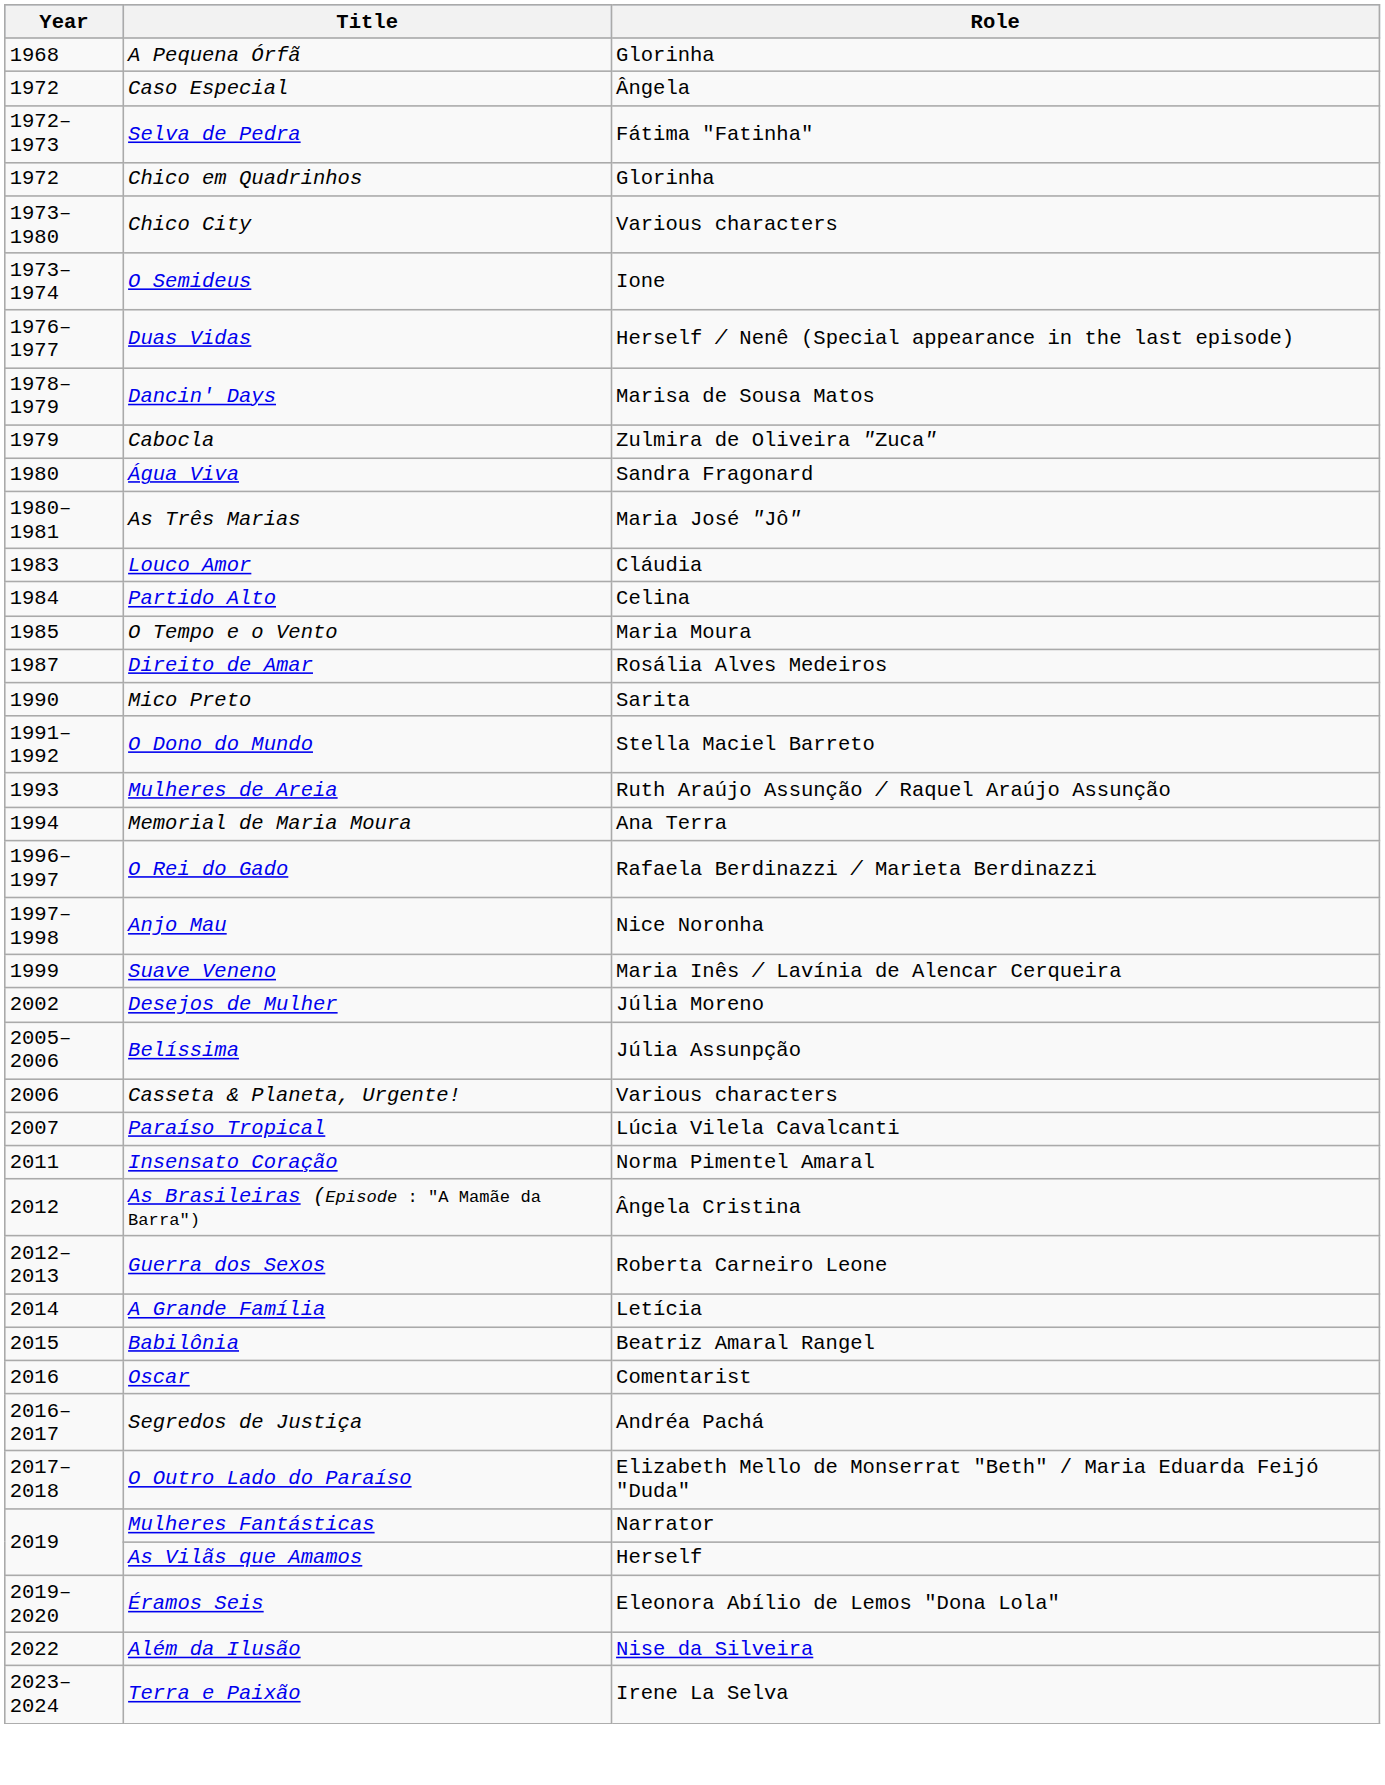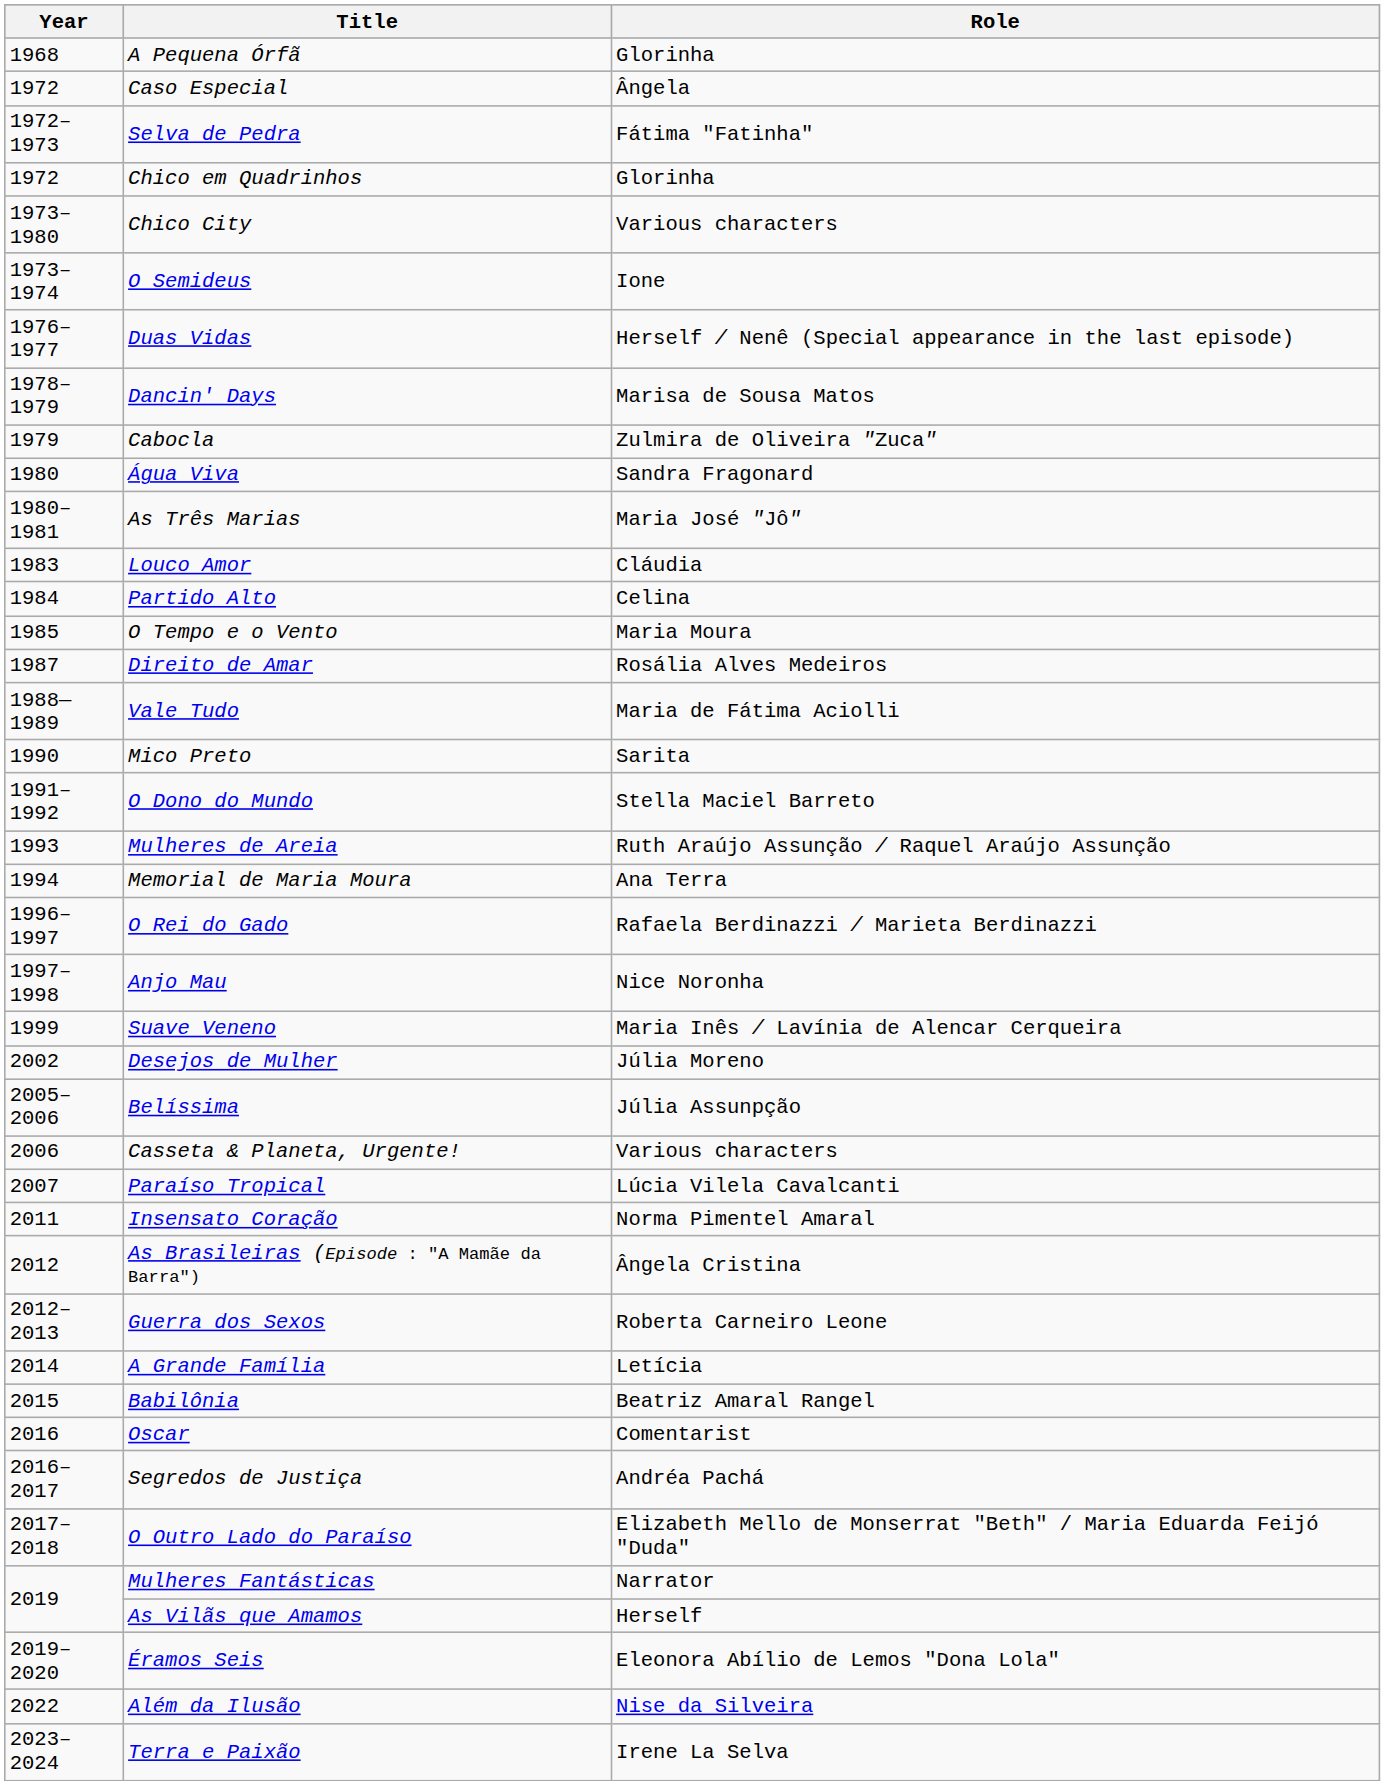+ row: (184, 711)
